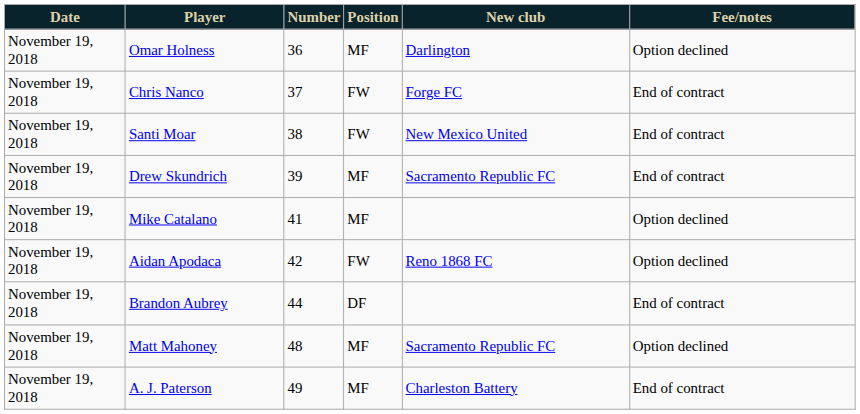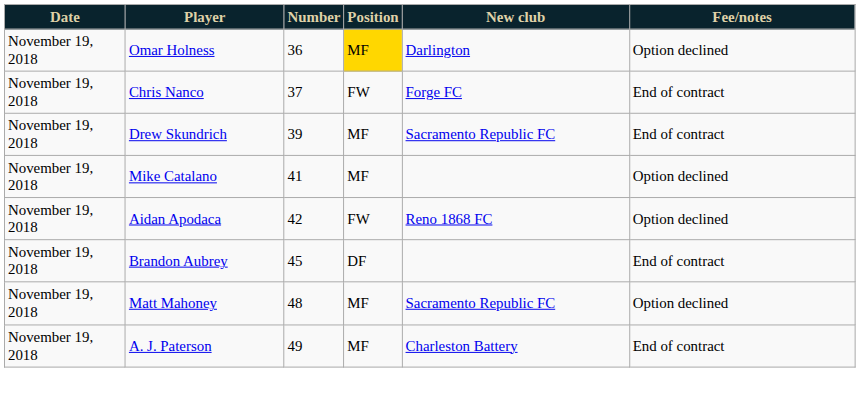(358, 50) no background -> (358, 50) gold background
- row: (162, 134)
(295, 303) 44 -> (295, 261) 45
